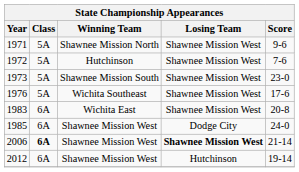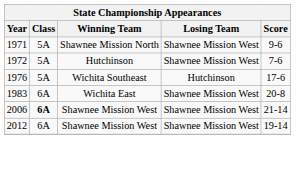- row: (17, 77)
(213, 93) Shawnee Mission West -> (211, 77) Hutchinson
- row: (17, 126)
(213, 142) bold -> (211, 110) normal
(213, 158) Hutchinson -> (211, 126) Shawnee Mission West
